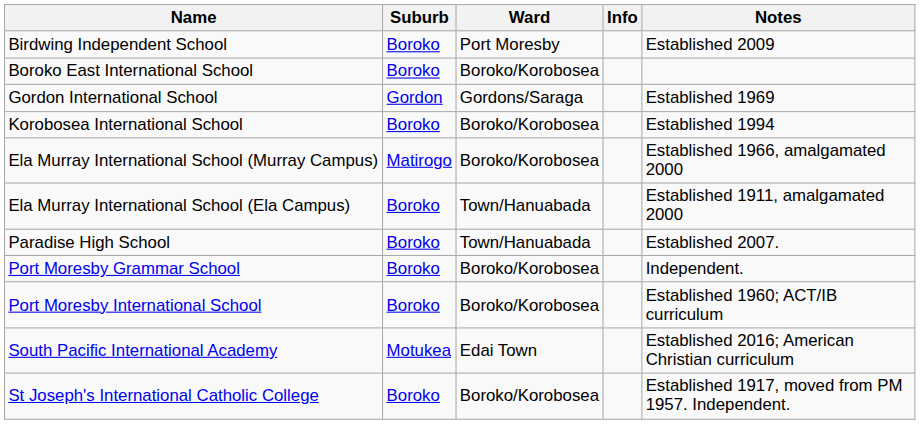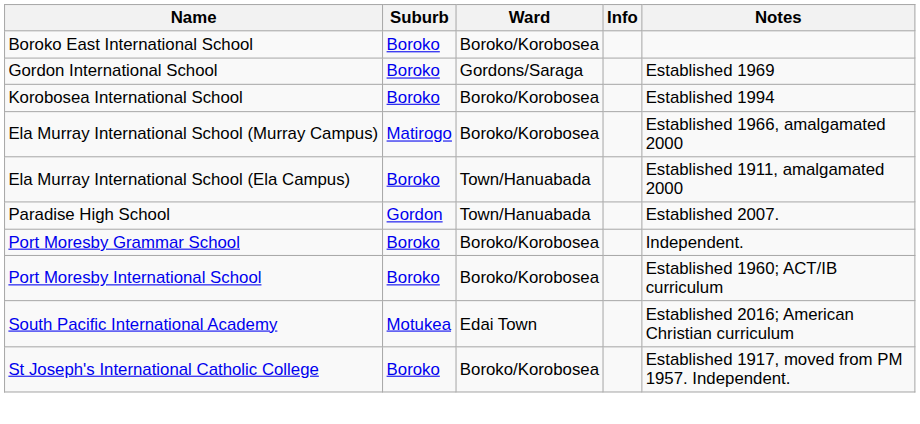- row: (118, 44)
(415, 97) Gordon -> (413, 71) Boroko
(413, 242) Boroko -> (415, 215) Gordon
